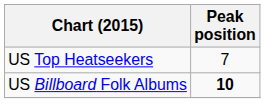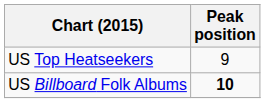(225, 60) 7 -> (225, 60) 9
